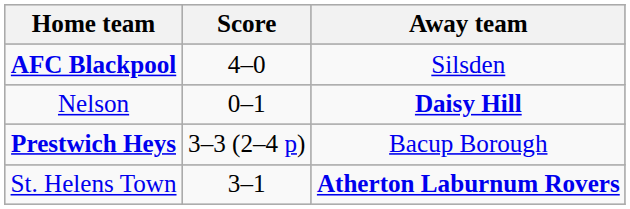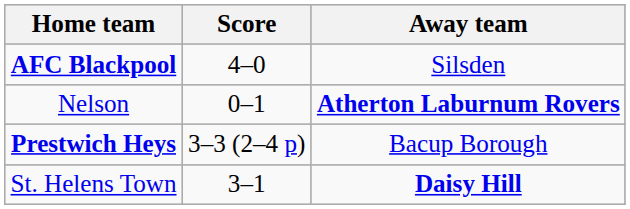(468, 104) Daisy Hill -> (468, 104) Atherton Laburnum Rovers
(468, 183) Atherton Laburnum Rovers -> (468, 183) Daisy Hill
